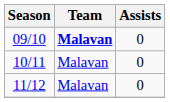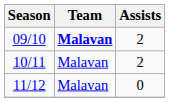(140, 39) 0 -> (140, 39) 2
(140, 62) 0 -> (140, 62) 2
